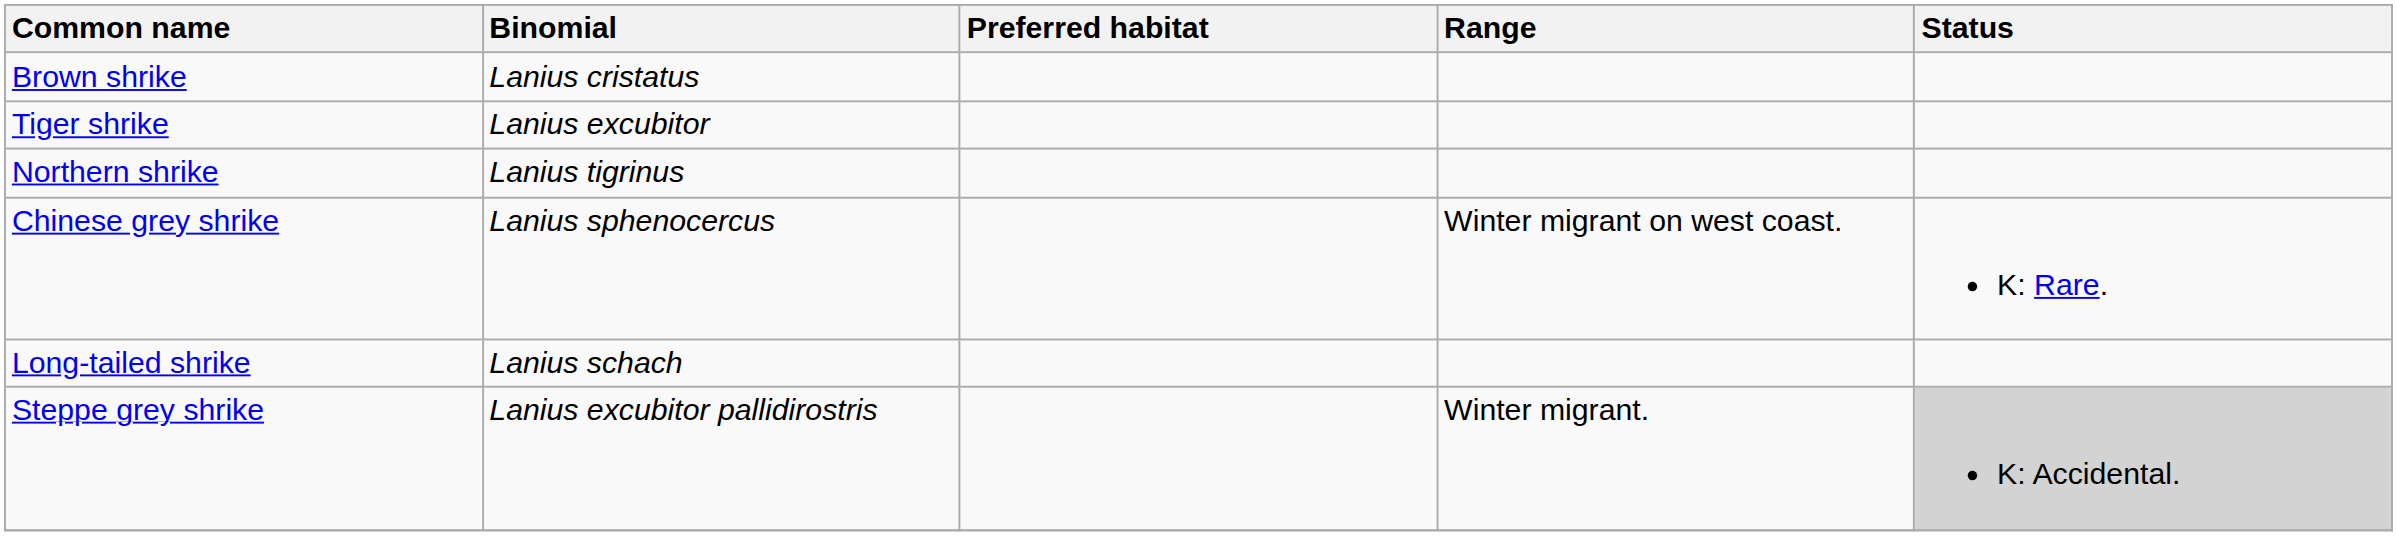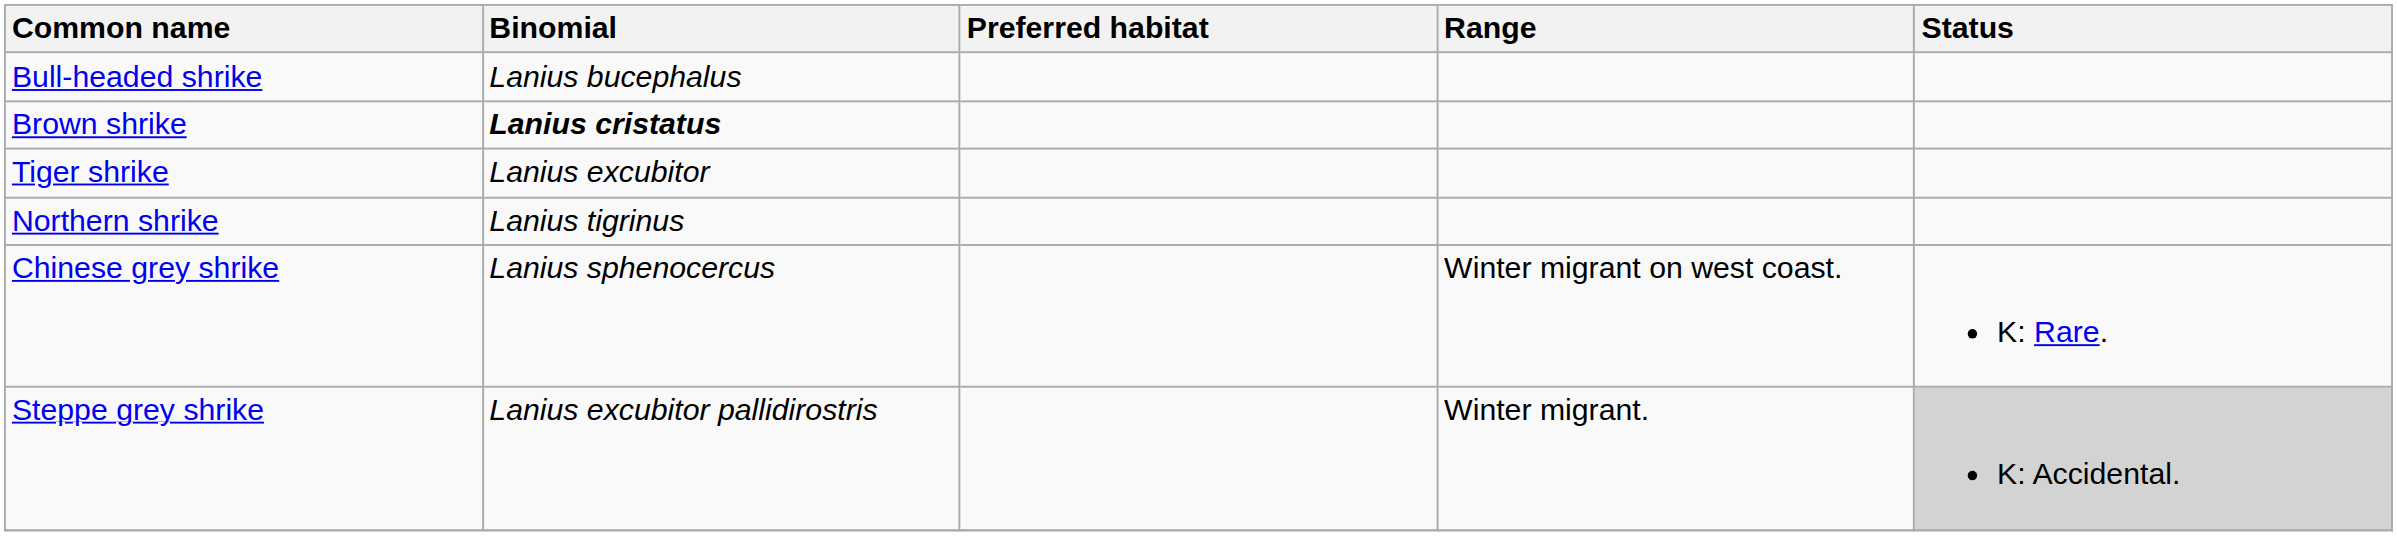+ row: (137, 76)
(594, 76) normal -> (605, 124) bold
- row: (131, 362)
